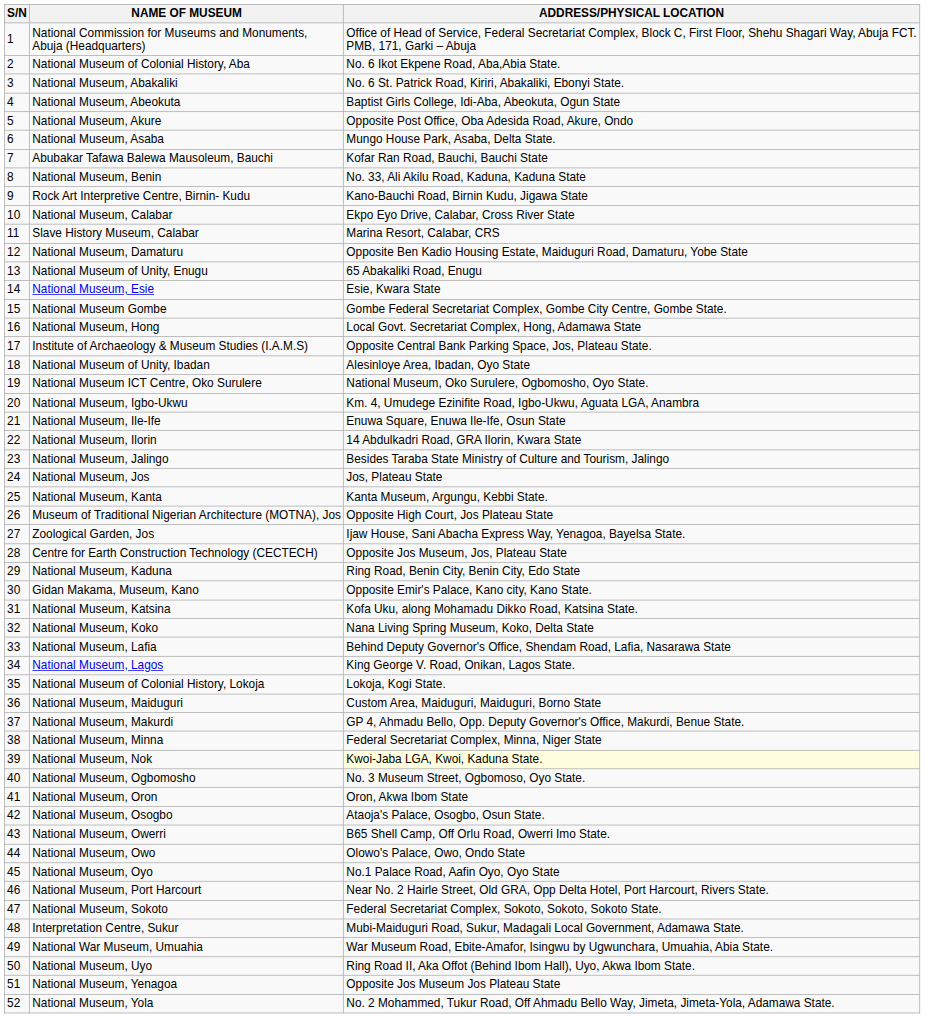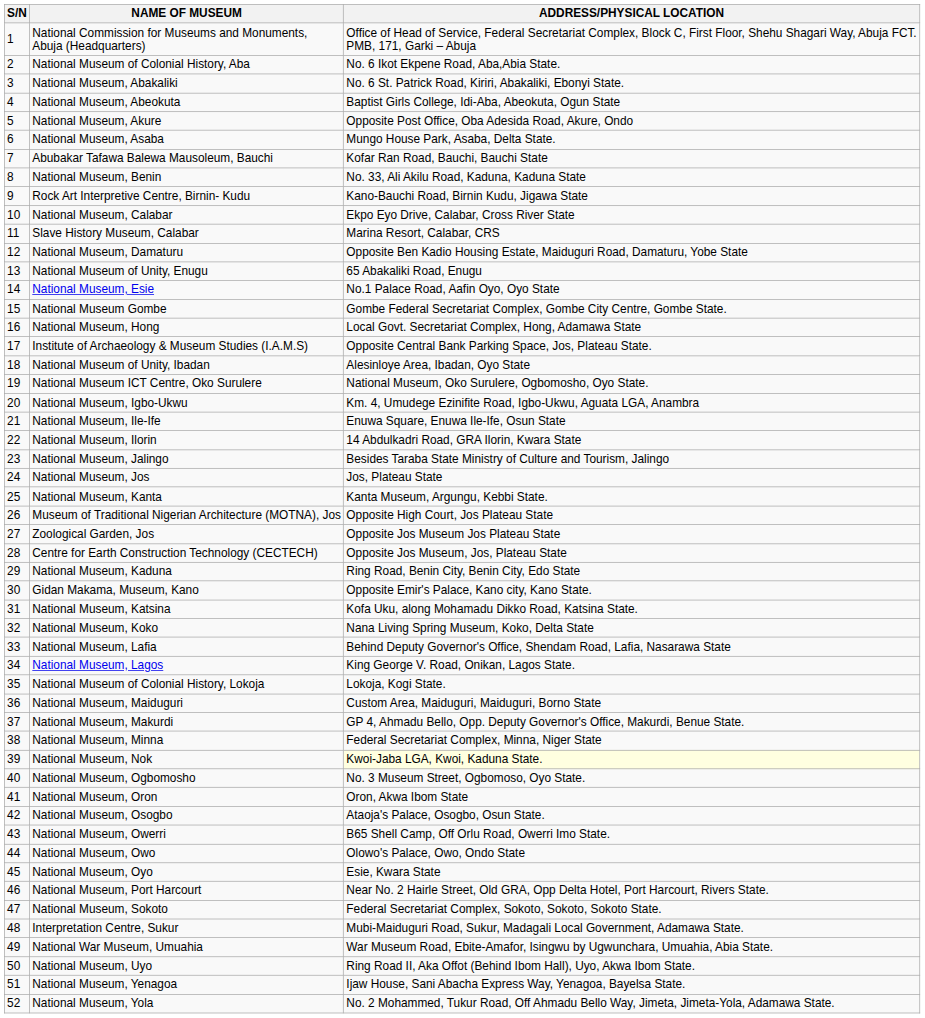(393, 290) Esie, Kwara State -> (453, 290) No.1 Palace Road, Aafin Oyo, Oyo State
(516, 534) Ijaw House, Sani Abacha Express Way, Yenagoa, Bayelsa State. -> (453, 534) Opposite Jos Museum Jos Plateau State
(453, 872) No.1 Palace Road, Aafin Oyo, Oyo State -> (393, 872) Esie, Kwara State
(453, 984) Opposite Jos Museum Jos Plateau State -> (516, 984) Ijaw House, Sani Abacha Express Way, Yenagoa, Bayelsa State.
